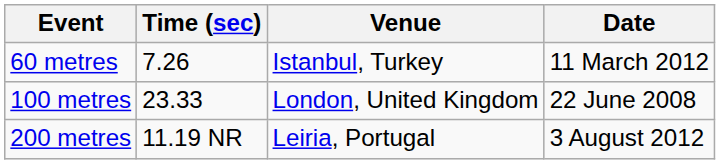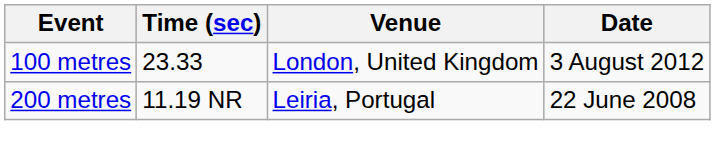- row: (64, 61)
(623, 100) 22 June 2008 -> (627, 61) 3 August 2012
(627, 138) 3 August 2012 -> (623, 100) 22 June 2008
